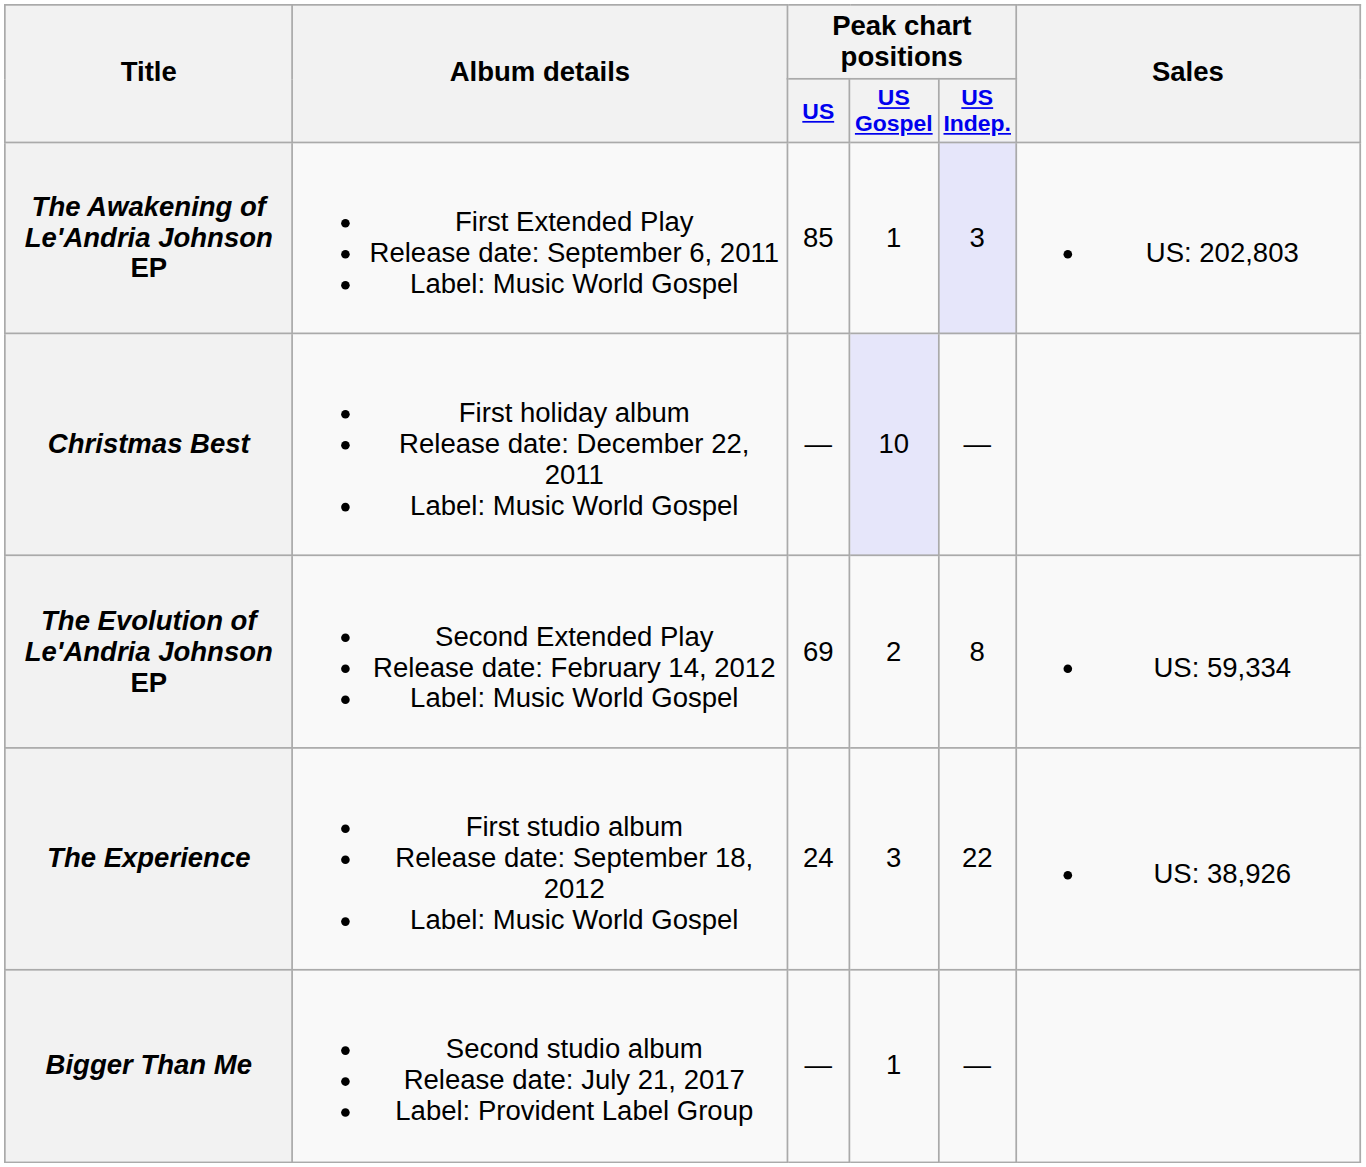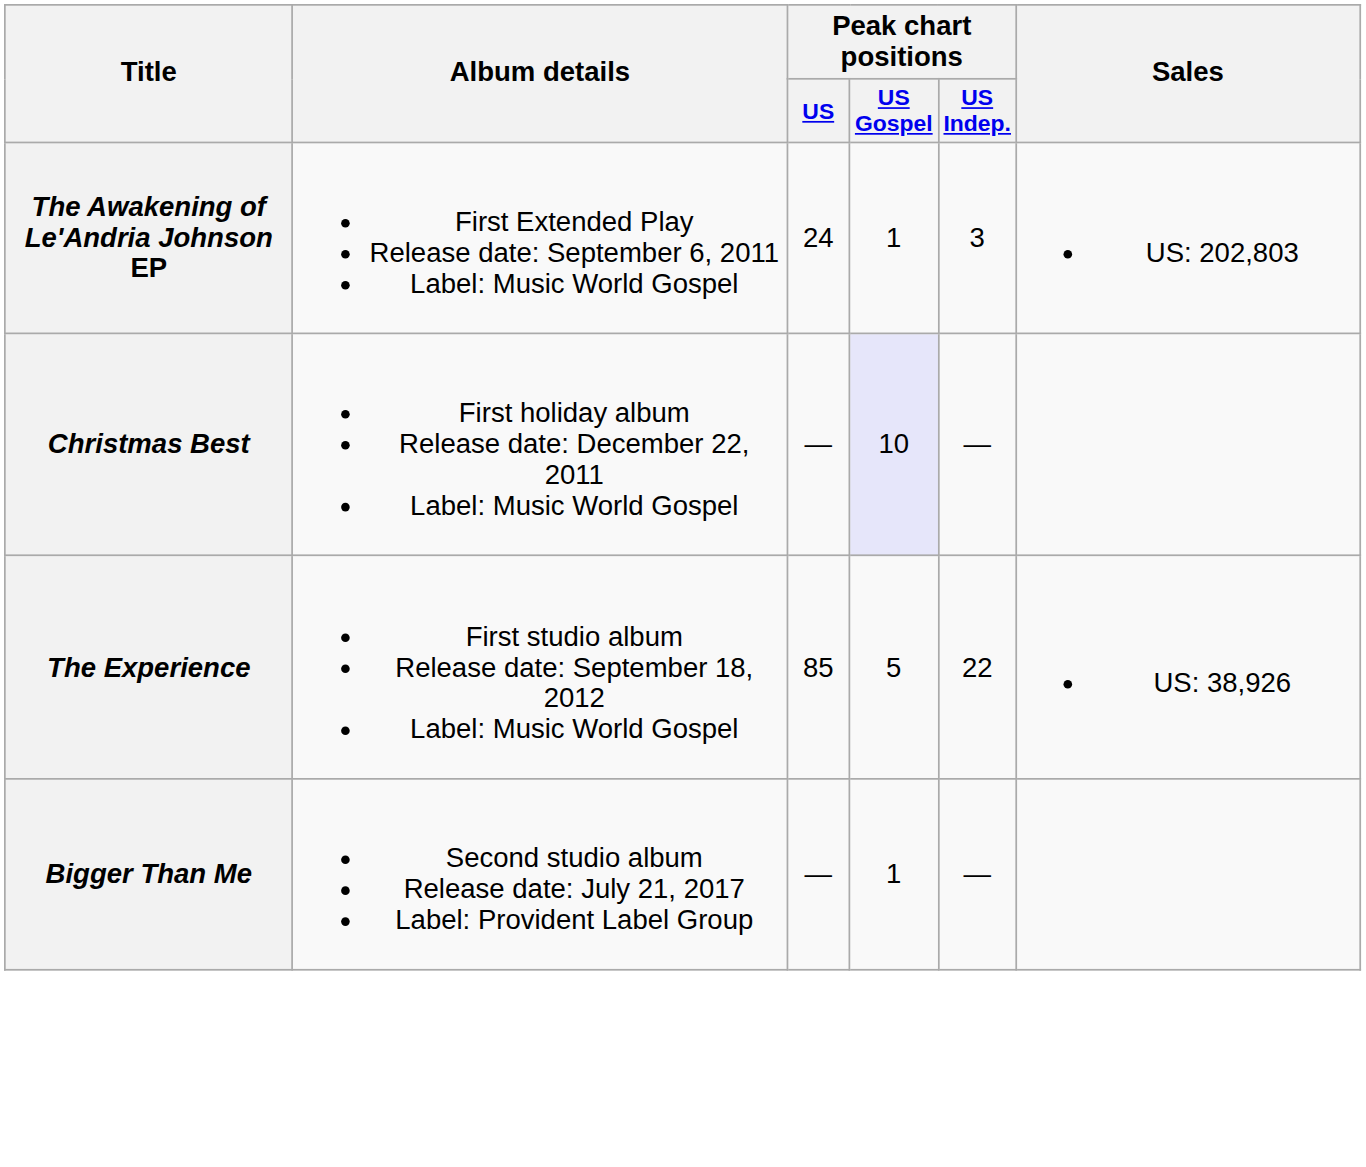(818, 237) 85 -> (818, 237) 24
(977, 237) lavender background -> (977, 237) no background
- row: (149, 651)
(818, 858) 24 -> (818, 666) 85
(894, 858) 3 -> (894, 666) 5
